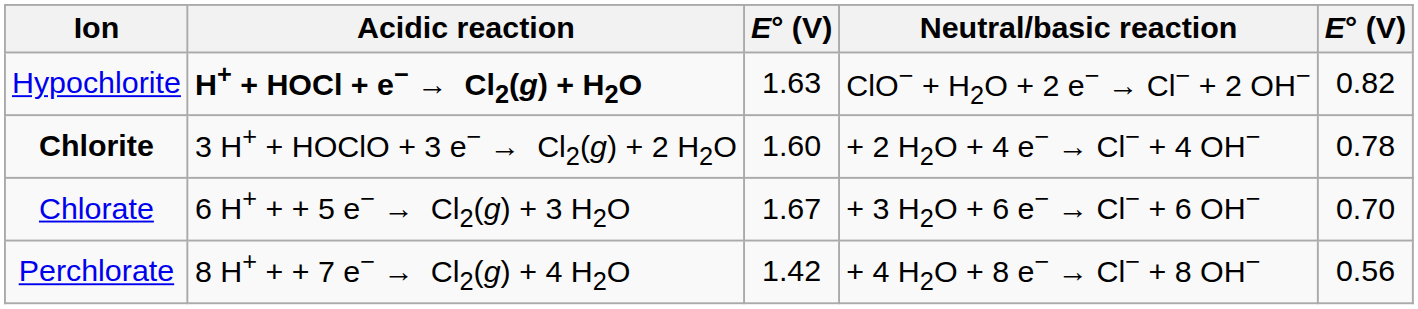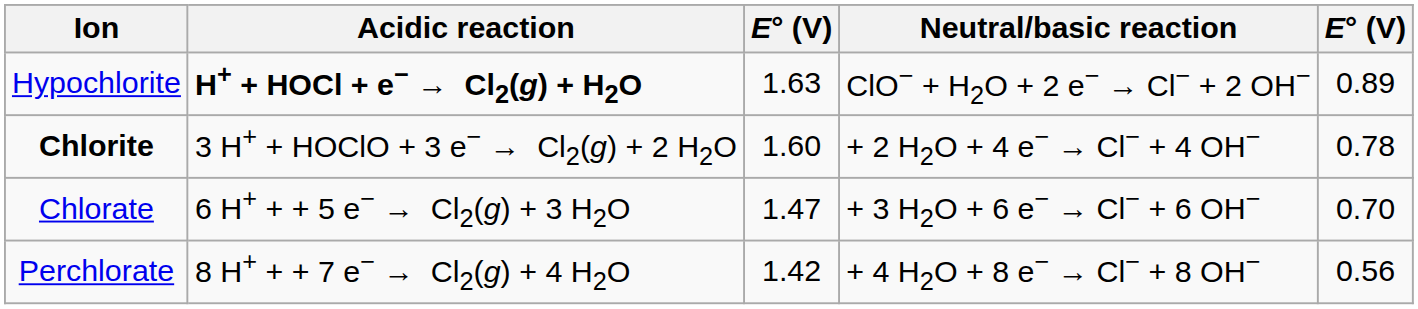(1365, 83) 0.82 -> (1365, 83) 0.89
(792, 208) 1.67 -> (792, 208) 1.47
